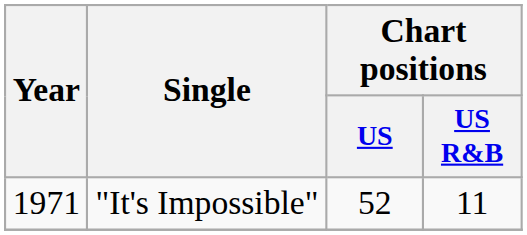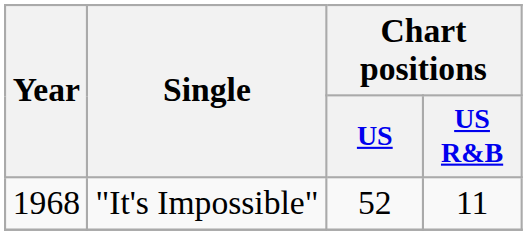(46, 202) 1971 -> (46, 202) 1968
